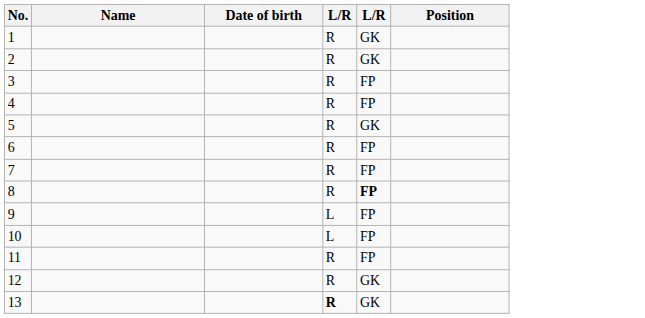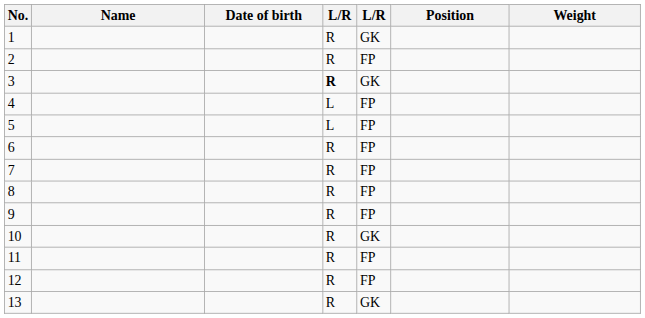+ column: (575, 15)
(370, 59) GK -> (368, 59) FP
(330, 81) normal -> (331, 81) bold
(368, 81) FP -> (370, 81) GK
(330, 103) R -> (330, 103) L
(330, 125) R -> (330, 125) L
(370, 125) GK -> (368, 125) FP
(369, 192) bold -> (368, 192) normal
(330, 214) L -> (330, 214) R
(330, 236) L -> (330, 236) R
(368, 236) FP -> (370, 236) GK
(370, 280) GK -> (368, 280) FP
(331, 302) bold -> (330, 302) normal
